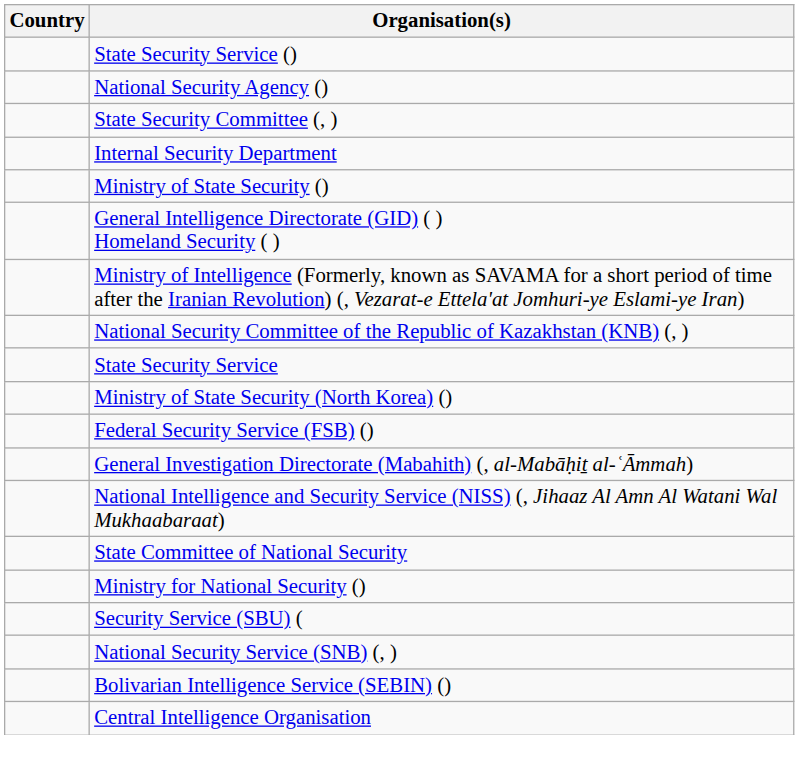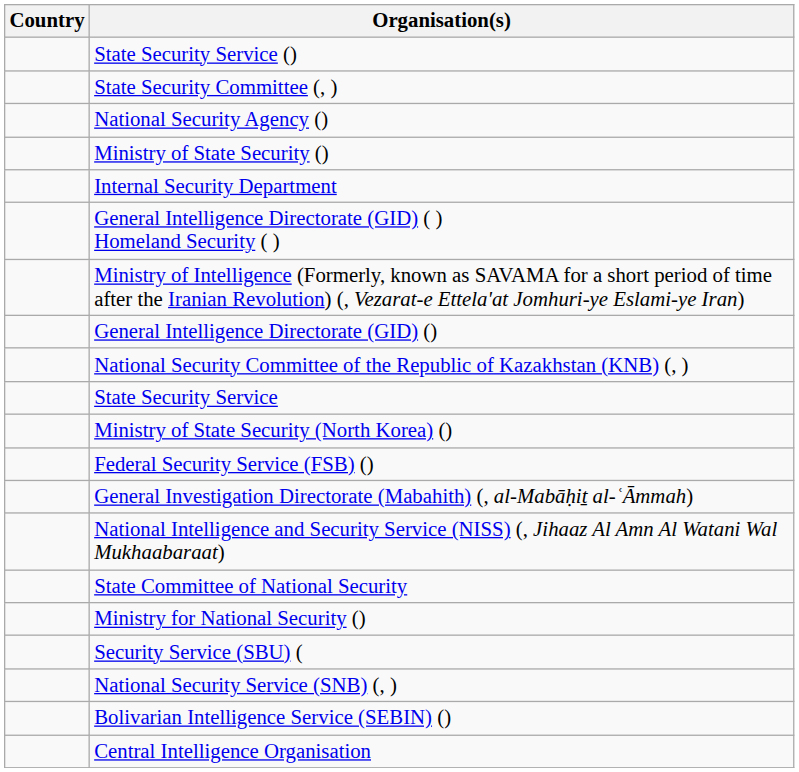rows swapped: (211, 86) <-> (216, 119)
rows swapped: (215, 152) <-> (211, 185)
+ row: (266, 331)
